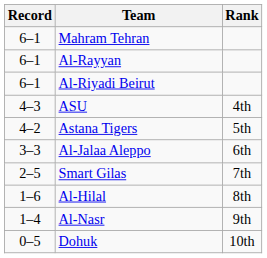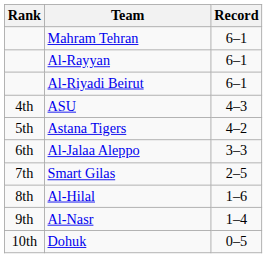columns swapped: (242, 15) <-> (30, 15)
